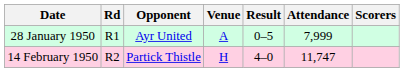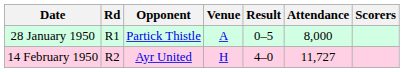(164, 36) Ayr United -> (164, 36) Partick Thistle
(318, 36) 7,999 -> (318, 36) 8,000
(164, 57) Partick Thistle -> (164, 57) Ayr United
(318, 57) 11,747 -> (318, 57) 11,727
